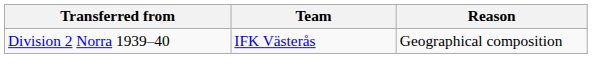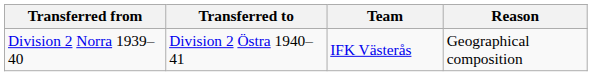+ column: (246, 16)
